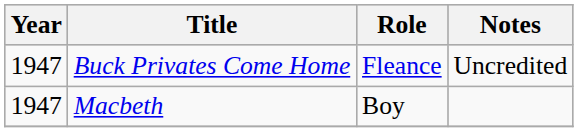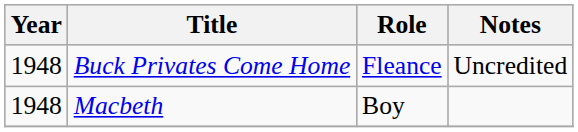(36, 65) 1947 -> (36, 65) 1948
(36, 106) 1947 -> (36, 106) 1948
